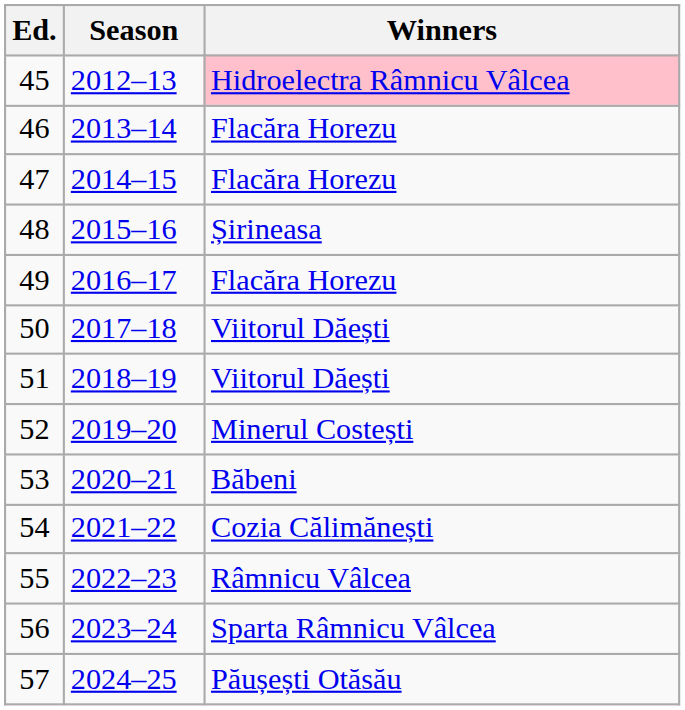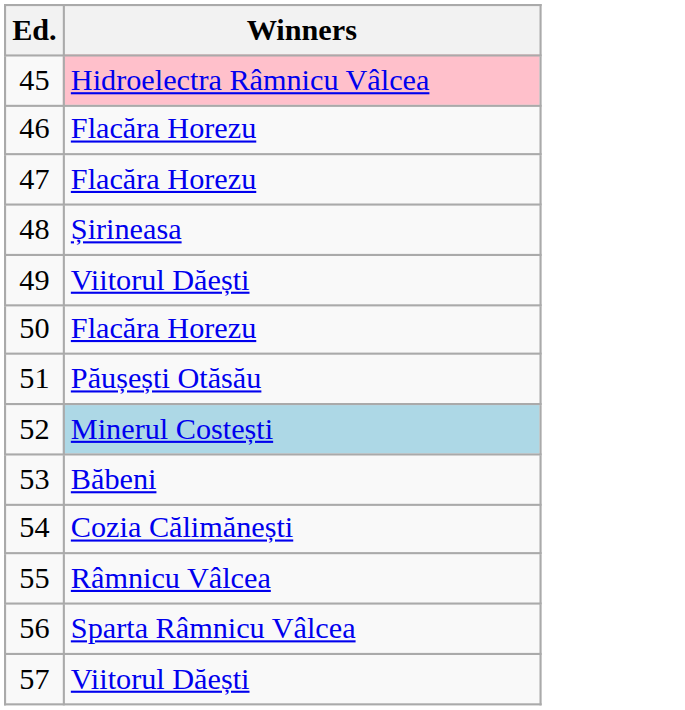- column: (134, 29)
(304, 279) Flacăra Horezu -> (160, 279) Viitorul Dăești
(300, 329) Viitorul Dăești -> (164, 329) Flacăra Horezu
(300, 378) Viitorul Dăești -> (166, 378) Păușești Otăsău
(312, 428) no background -> (172, 428) lightblue background
(306, 678) Păușești Otăsău -> (160, 678) Viitorul Dăești
